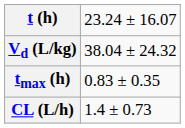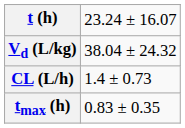rows swapped: (42, 81) <-> (42, 109)
